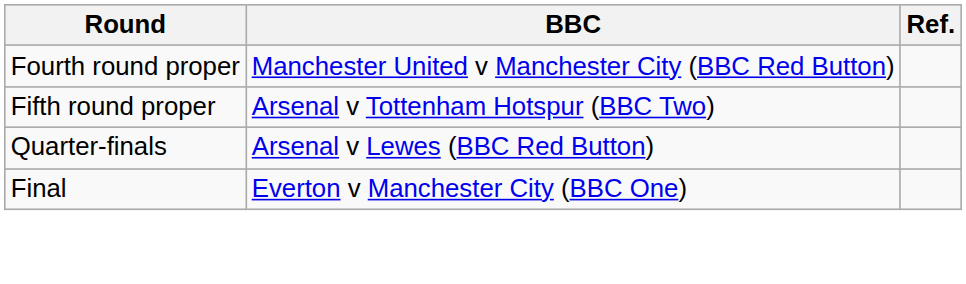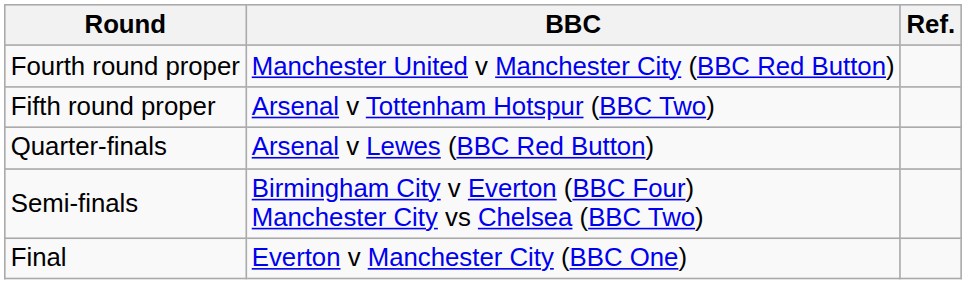+ row: (74, 202)
